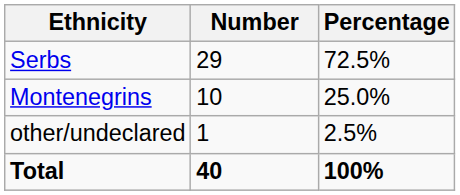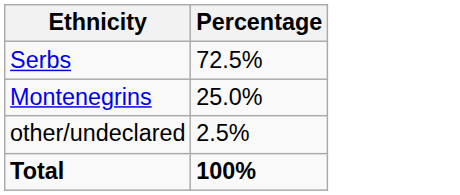- column: (255, 23)
